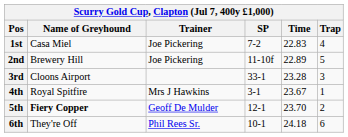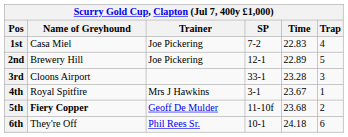(261, 60) 11-10f -> (257, 60) 12-1
(257, 108) 12-1 -> (261, 108) 11-10f
(295, 108) 23.70 -> (295, 108) 23.68
